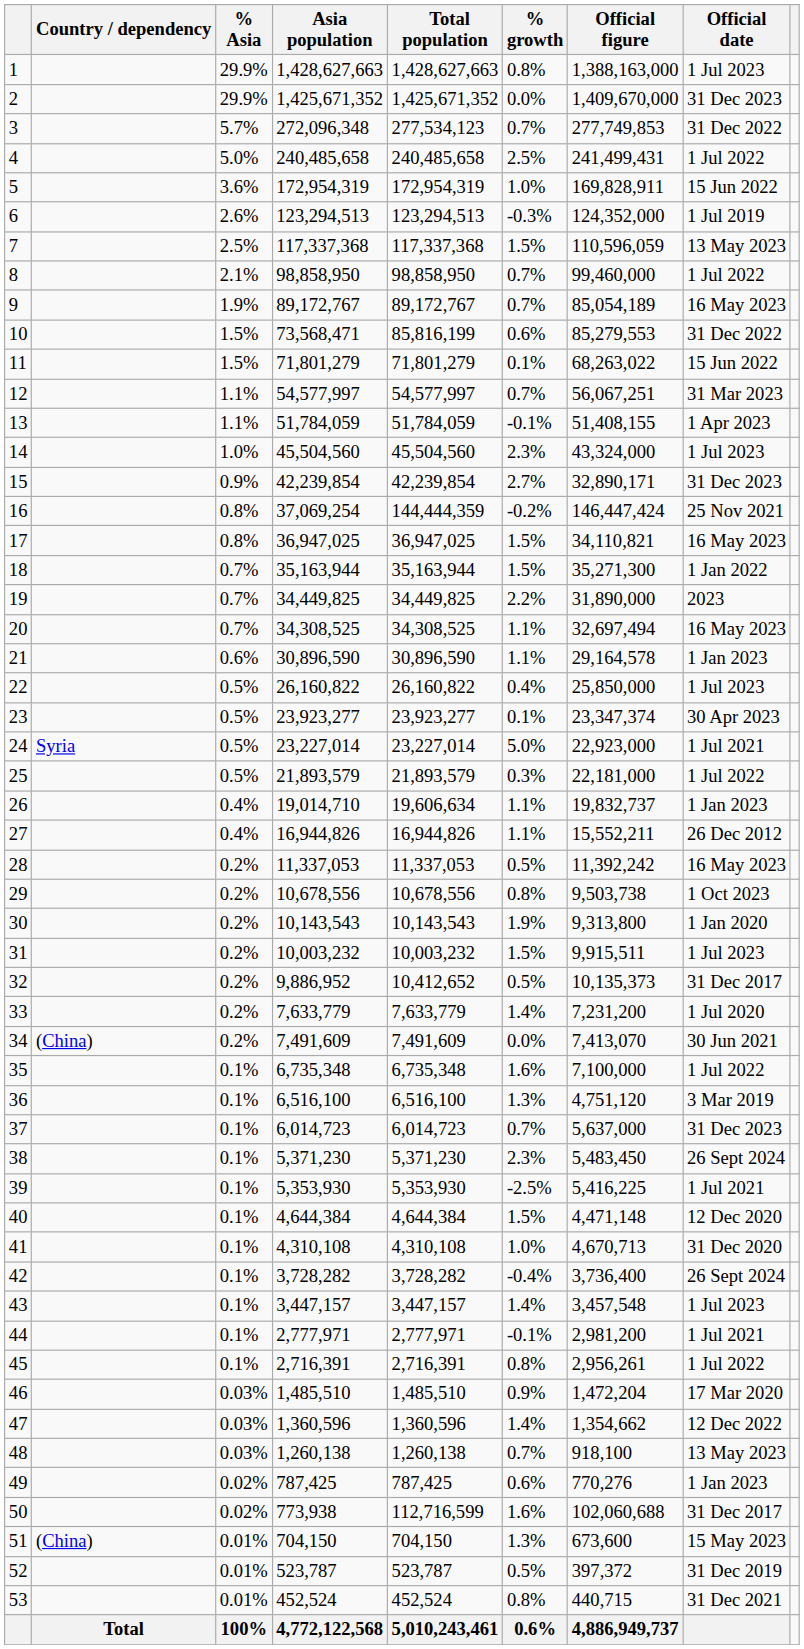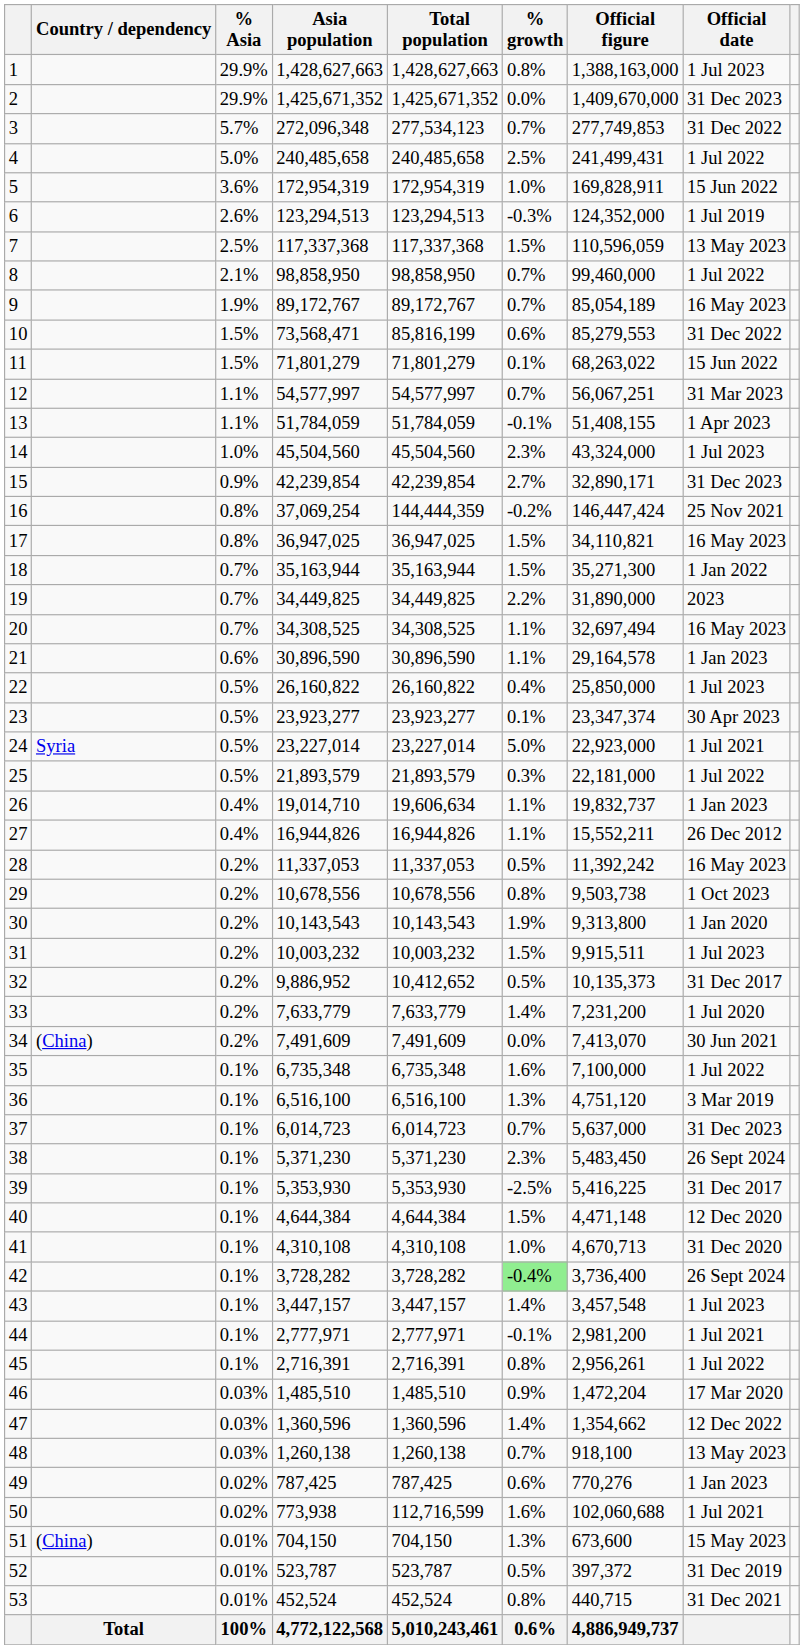(726, 1188) 1 Jul 2021 -> (735, 1188) 31 Dec 2017
(529, 1276) no background -> (529, 1276) lightgreen background
(735, 1511) 31 Dec 2017 -> (726, 1511) 1 Jul 2021
